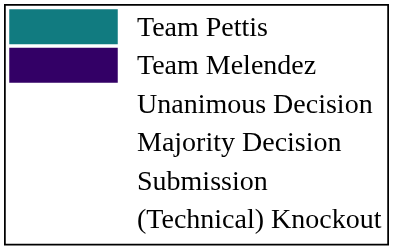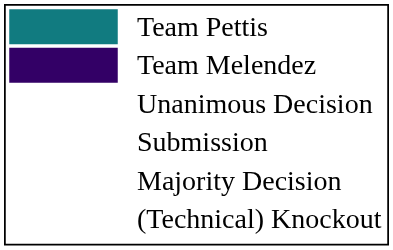rows swapped: (239, 141) <-> (202, 180)
